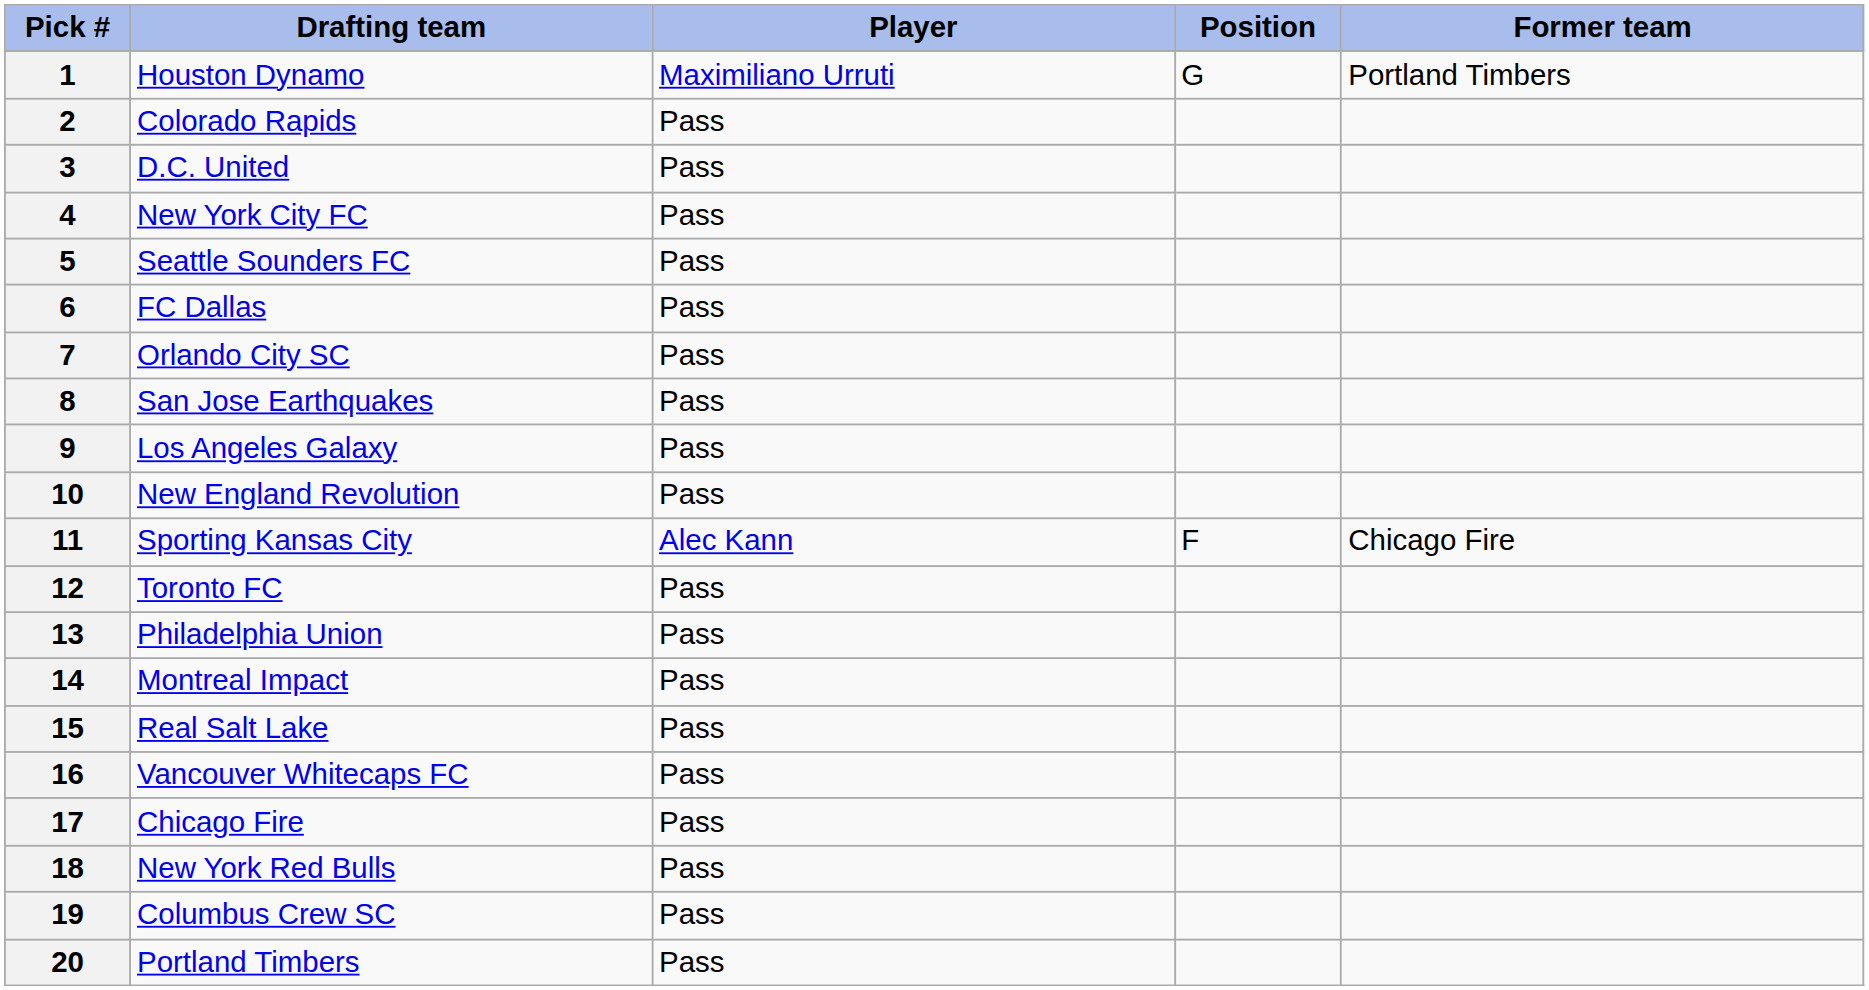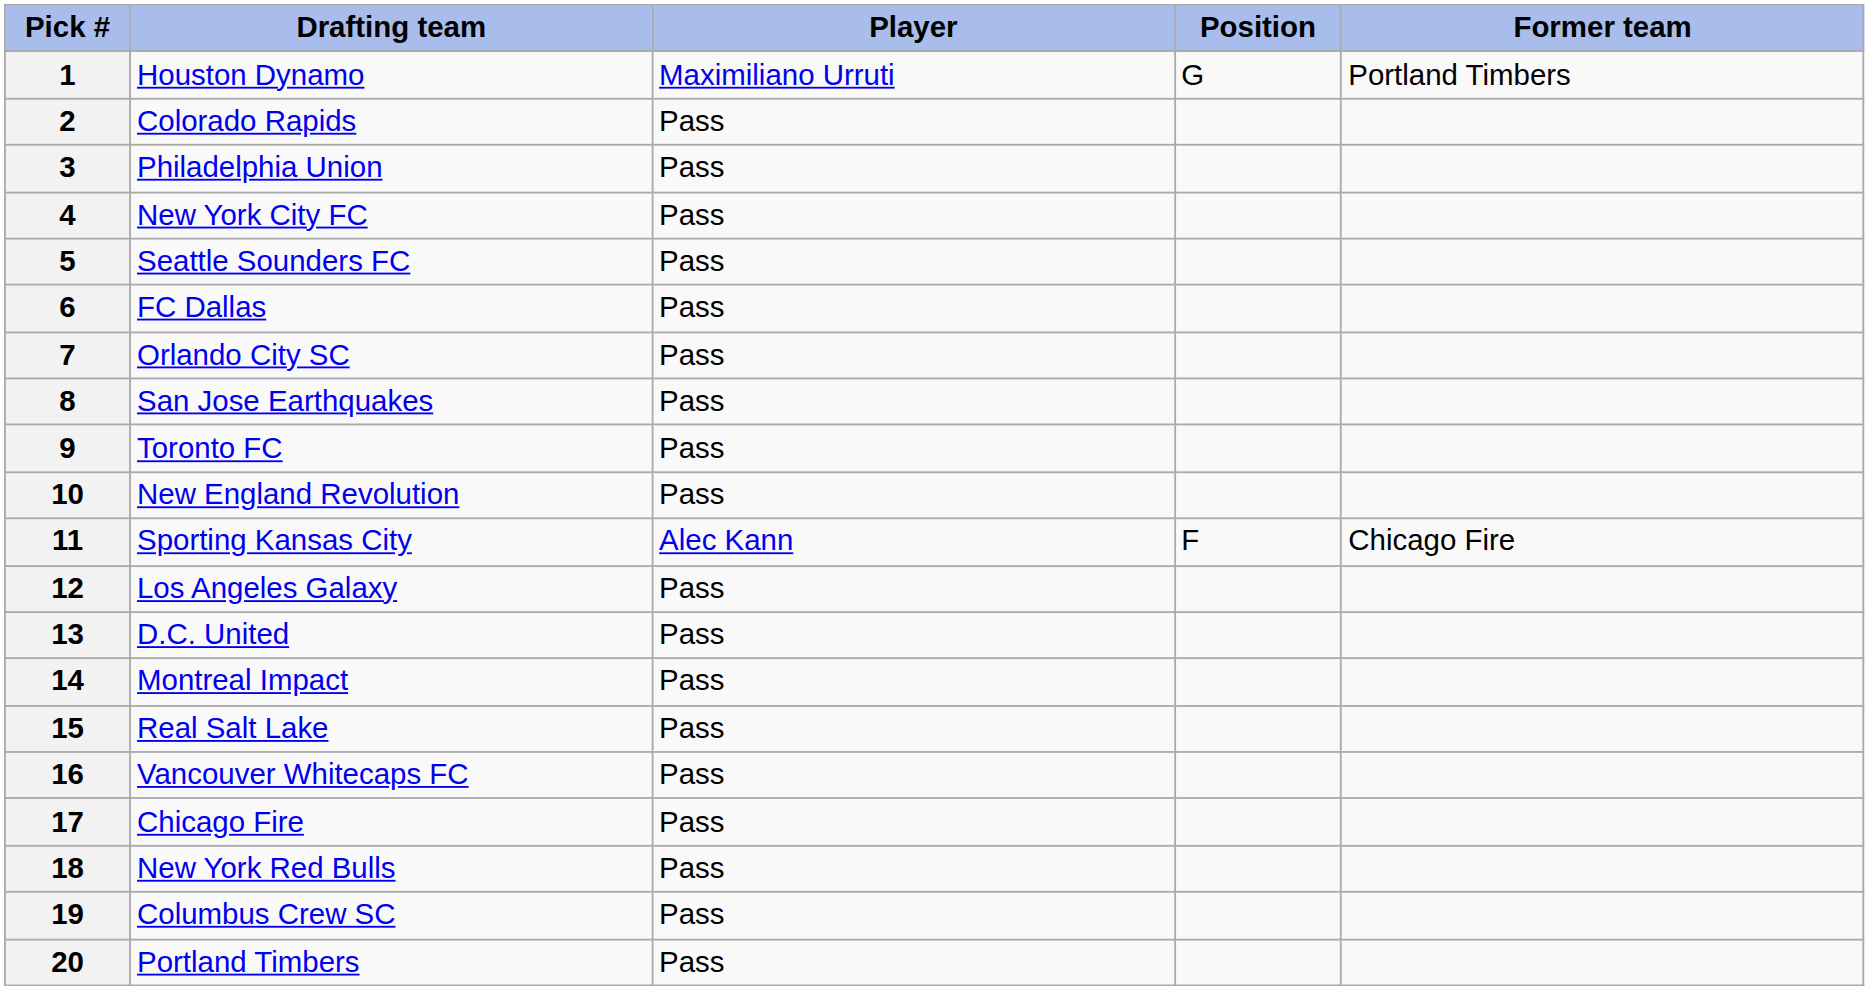(213, 167) D.C. United -> (260, 167) Philadelphia Union
(267, 448) Los Angeles Galaxy -> (210, 448) Toronto FC
(210, 588) Toronto FC -> (267, 588) Los Angeles Galaxy
(260, 634) Philadelphia Union -> (213, 634) D.C. United
